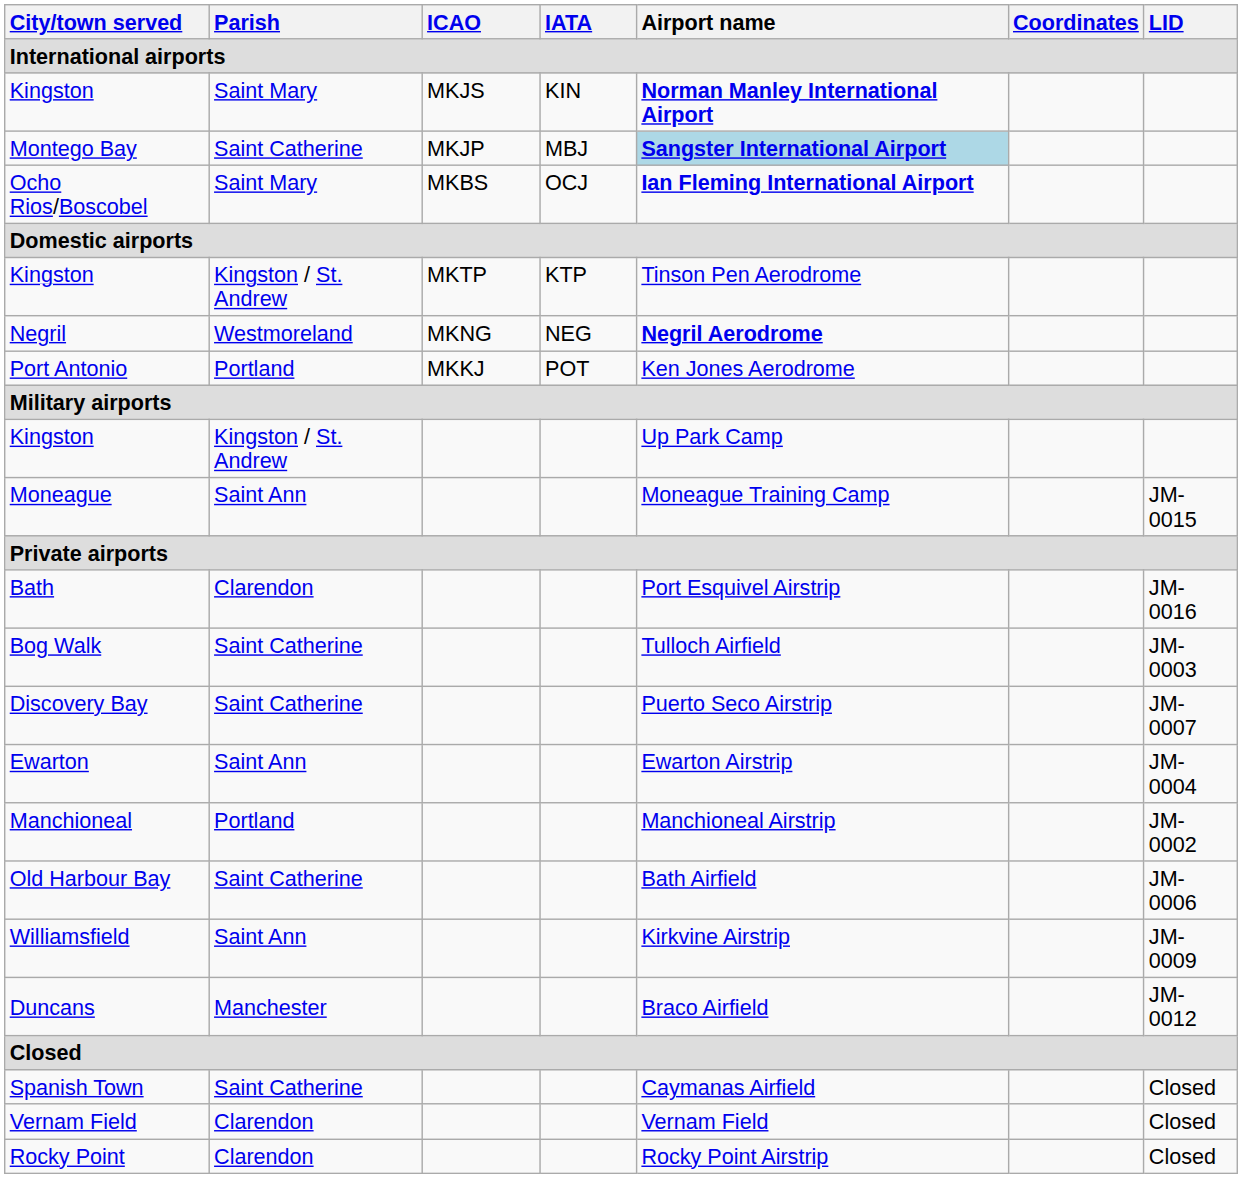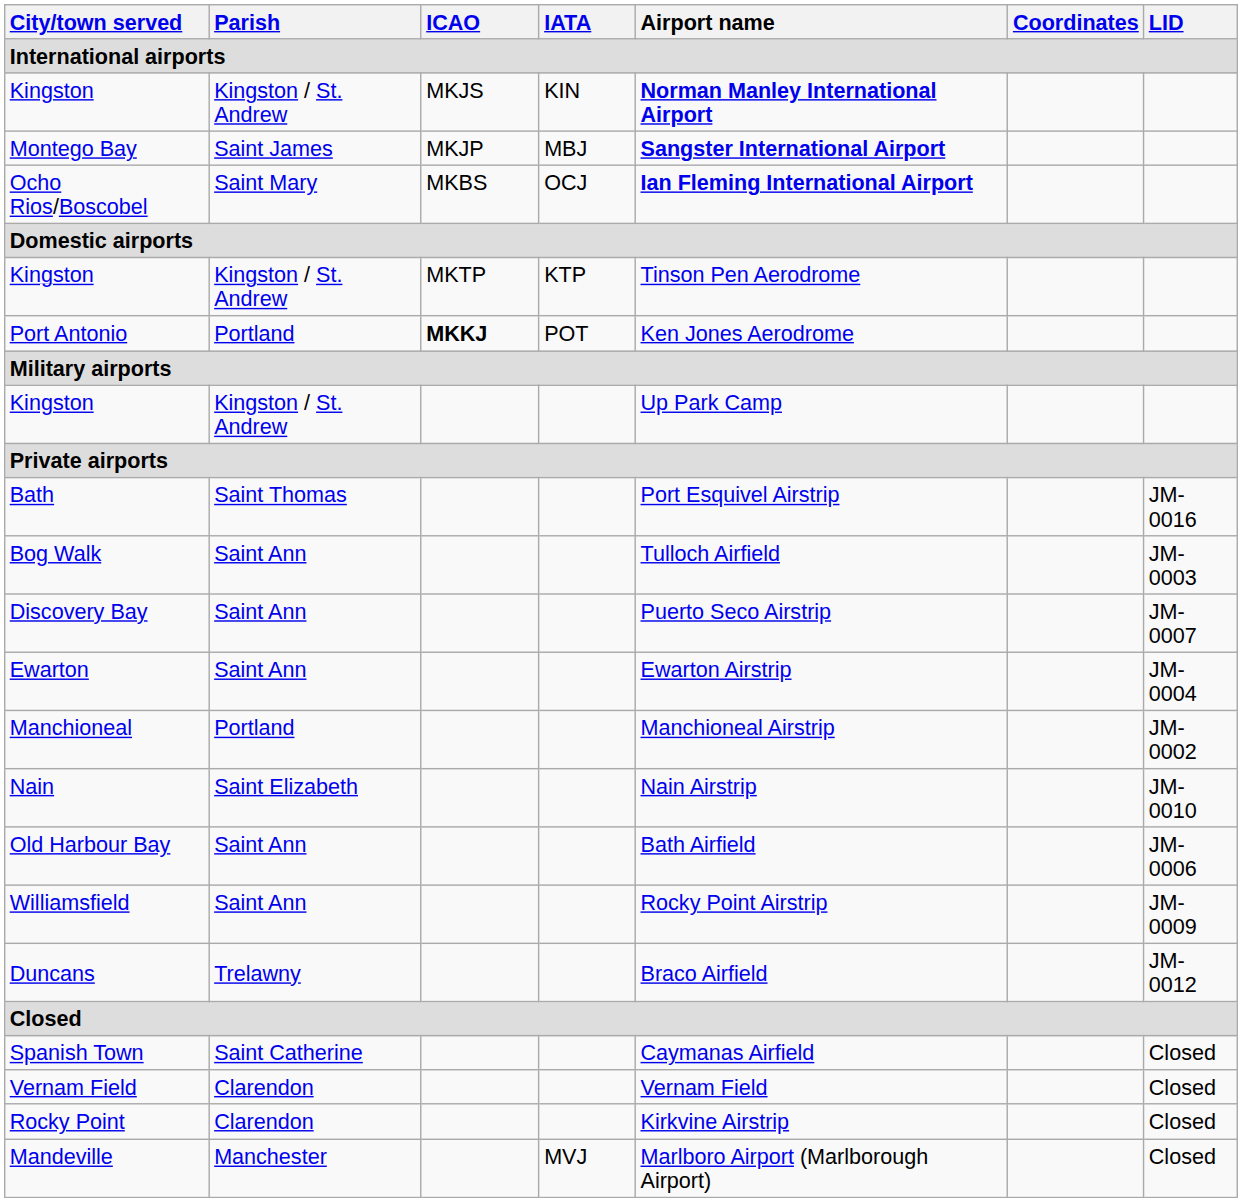(266, 90) Saint Mary -> (278, 102) Kingston / St. Andrew
(288, 149) Saint Catherine -> (273, 149) Saint James
(794, 149) lightblue background -> (793, 149) no background
- row: (38, 334)
(456, 368) normal -> (457, 334) bold
- row: (61, 494)
(264, 587) Clarendon -> (280, 494) Saint Thomas
(288, 645) Saint Catherine -> (260, 553) Saint Ann
(288, 703) Saint Catherine -> (260, 611) Saint Ann
+ row: (32, 786)
(288, 878) Saint Catherine -> (260, 844) Saint Ann
(716, 937) Kirkvine Airstrip -> (734, 903) Rocky Point Airstrip
(270, 1007) Manchester -> (257, 973) Trelawny
(735, 1156) Rocky Point Airstrip -> (715, 1122) Kirkvine Airstrip
+ row: (61, 1156)
